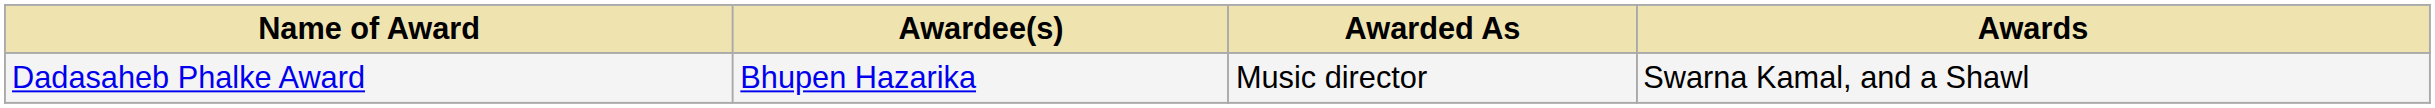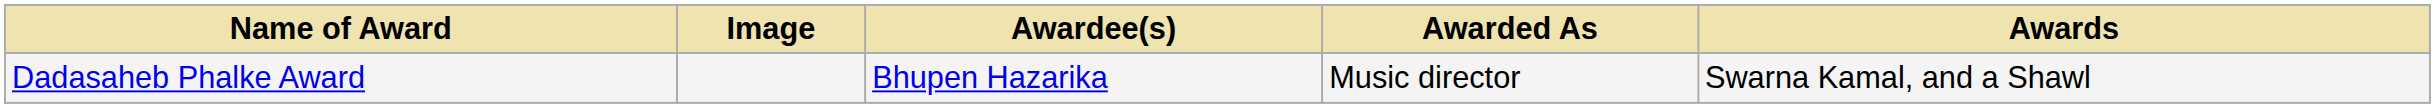+ column: (771, 28)
